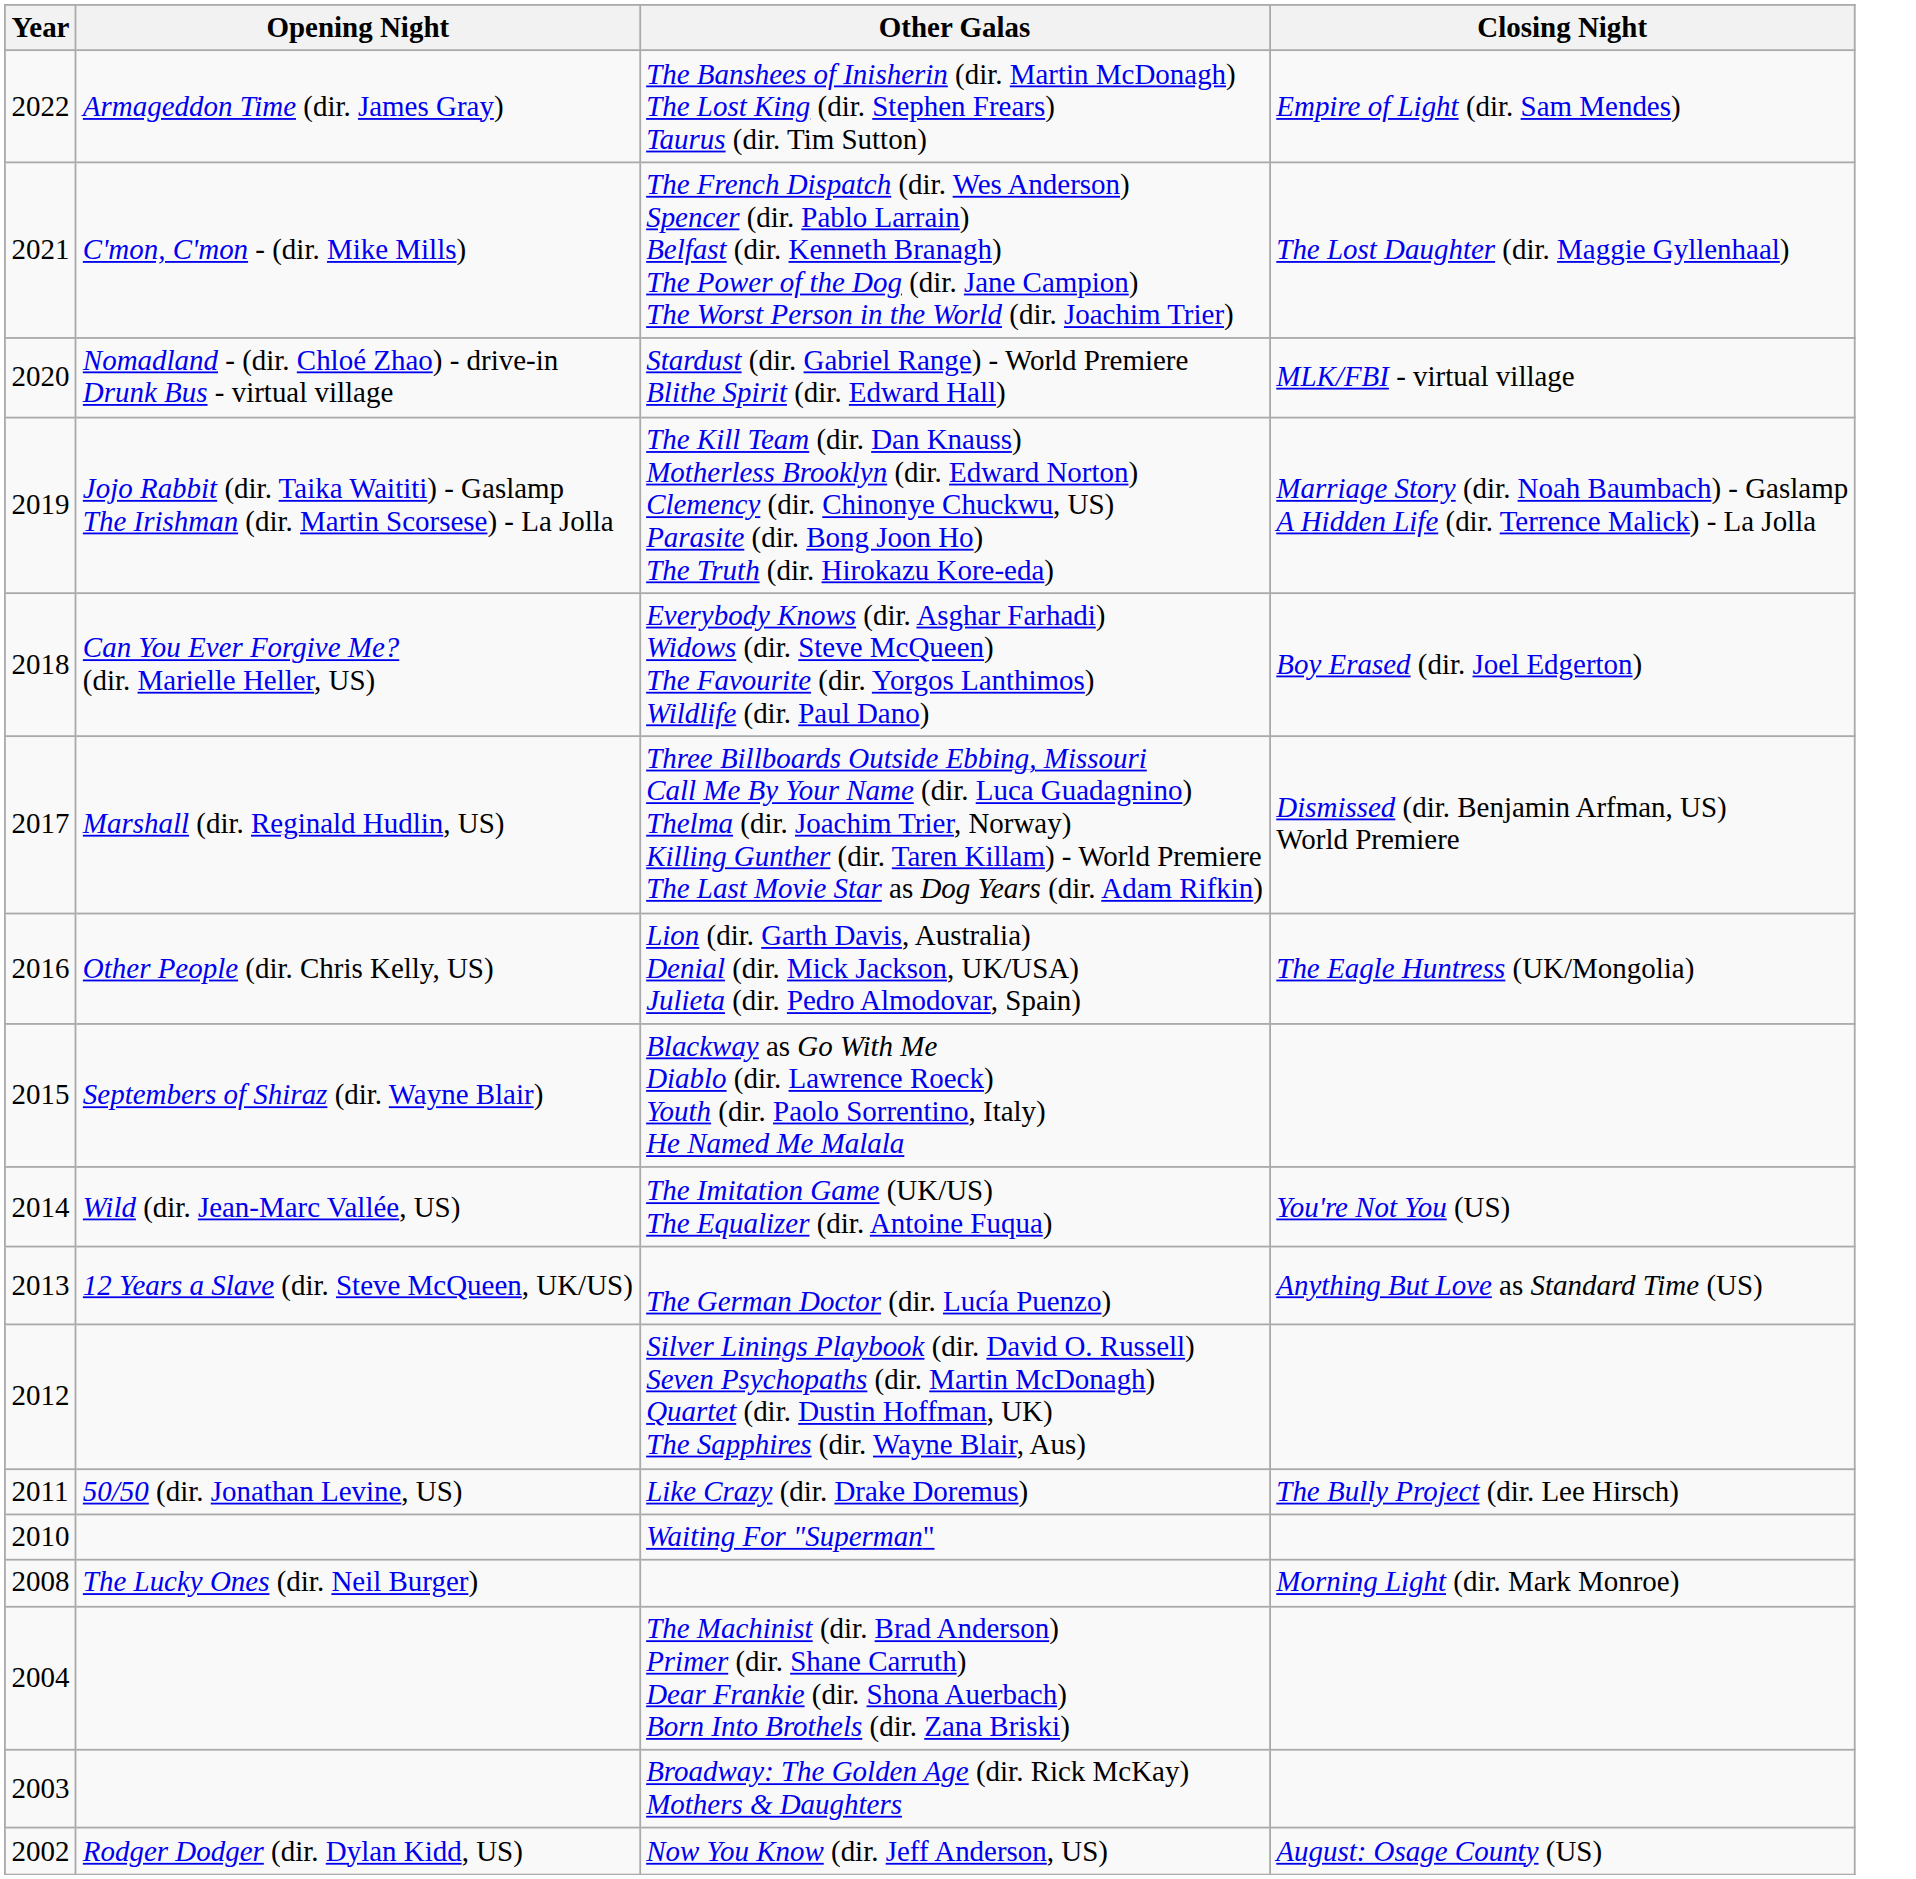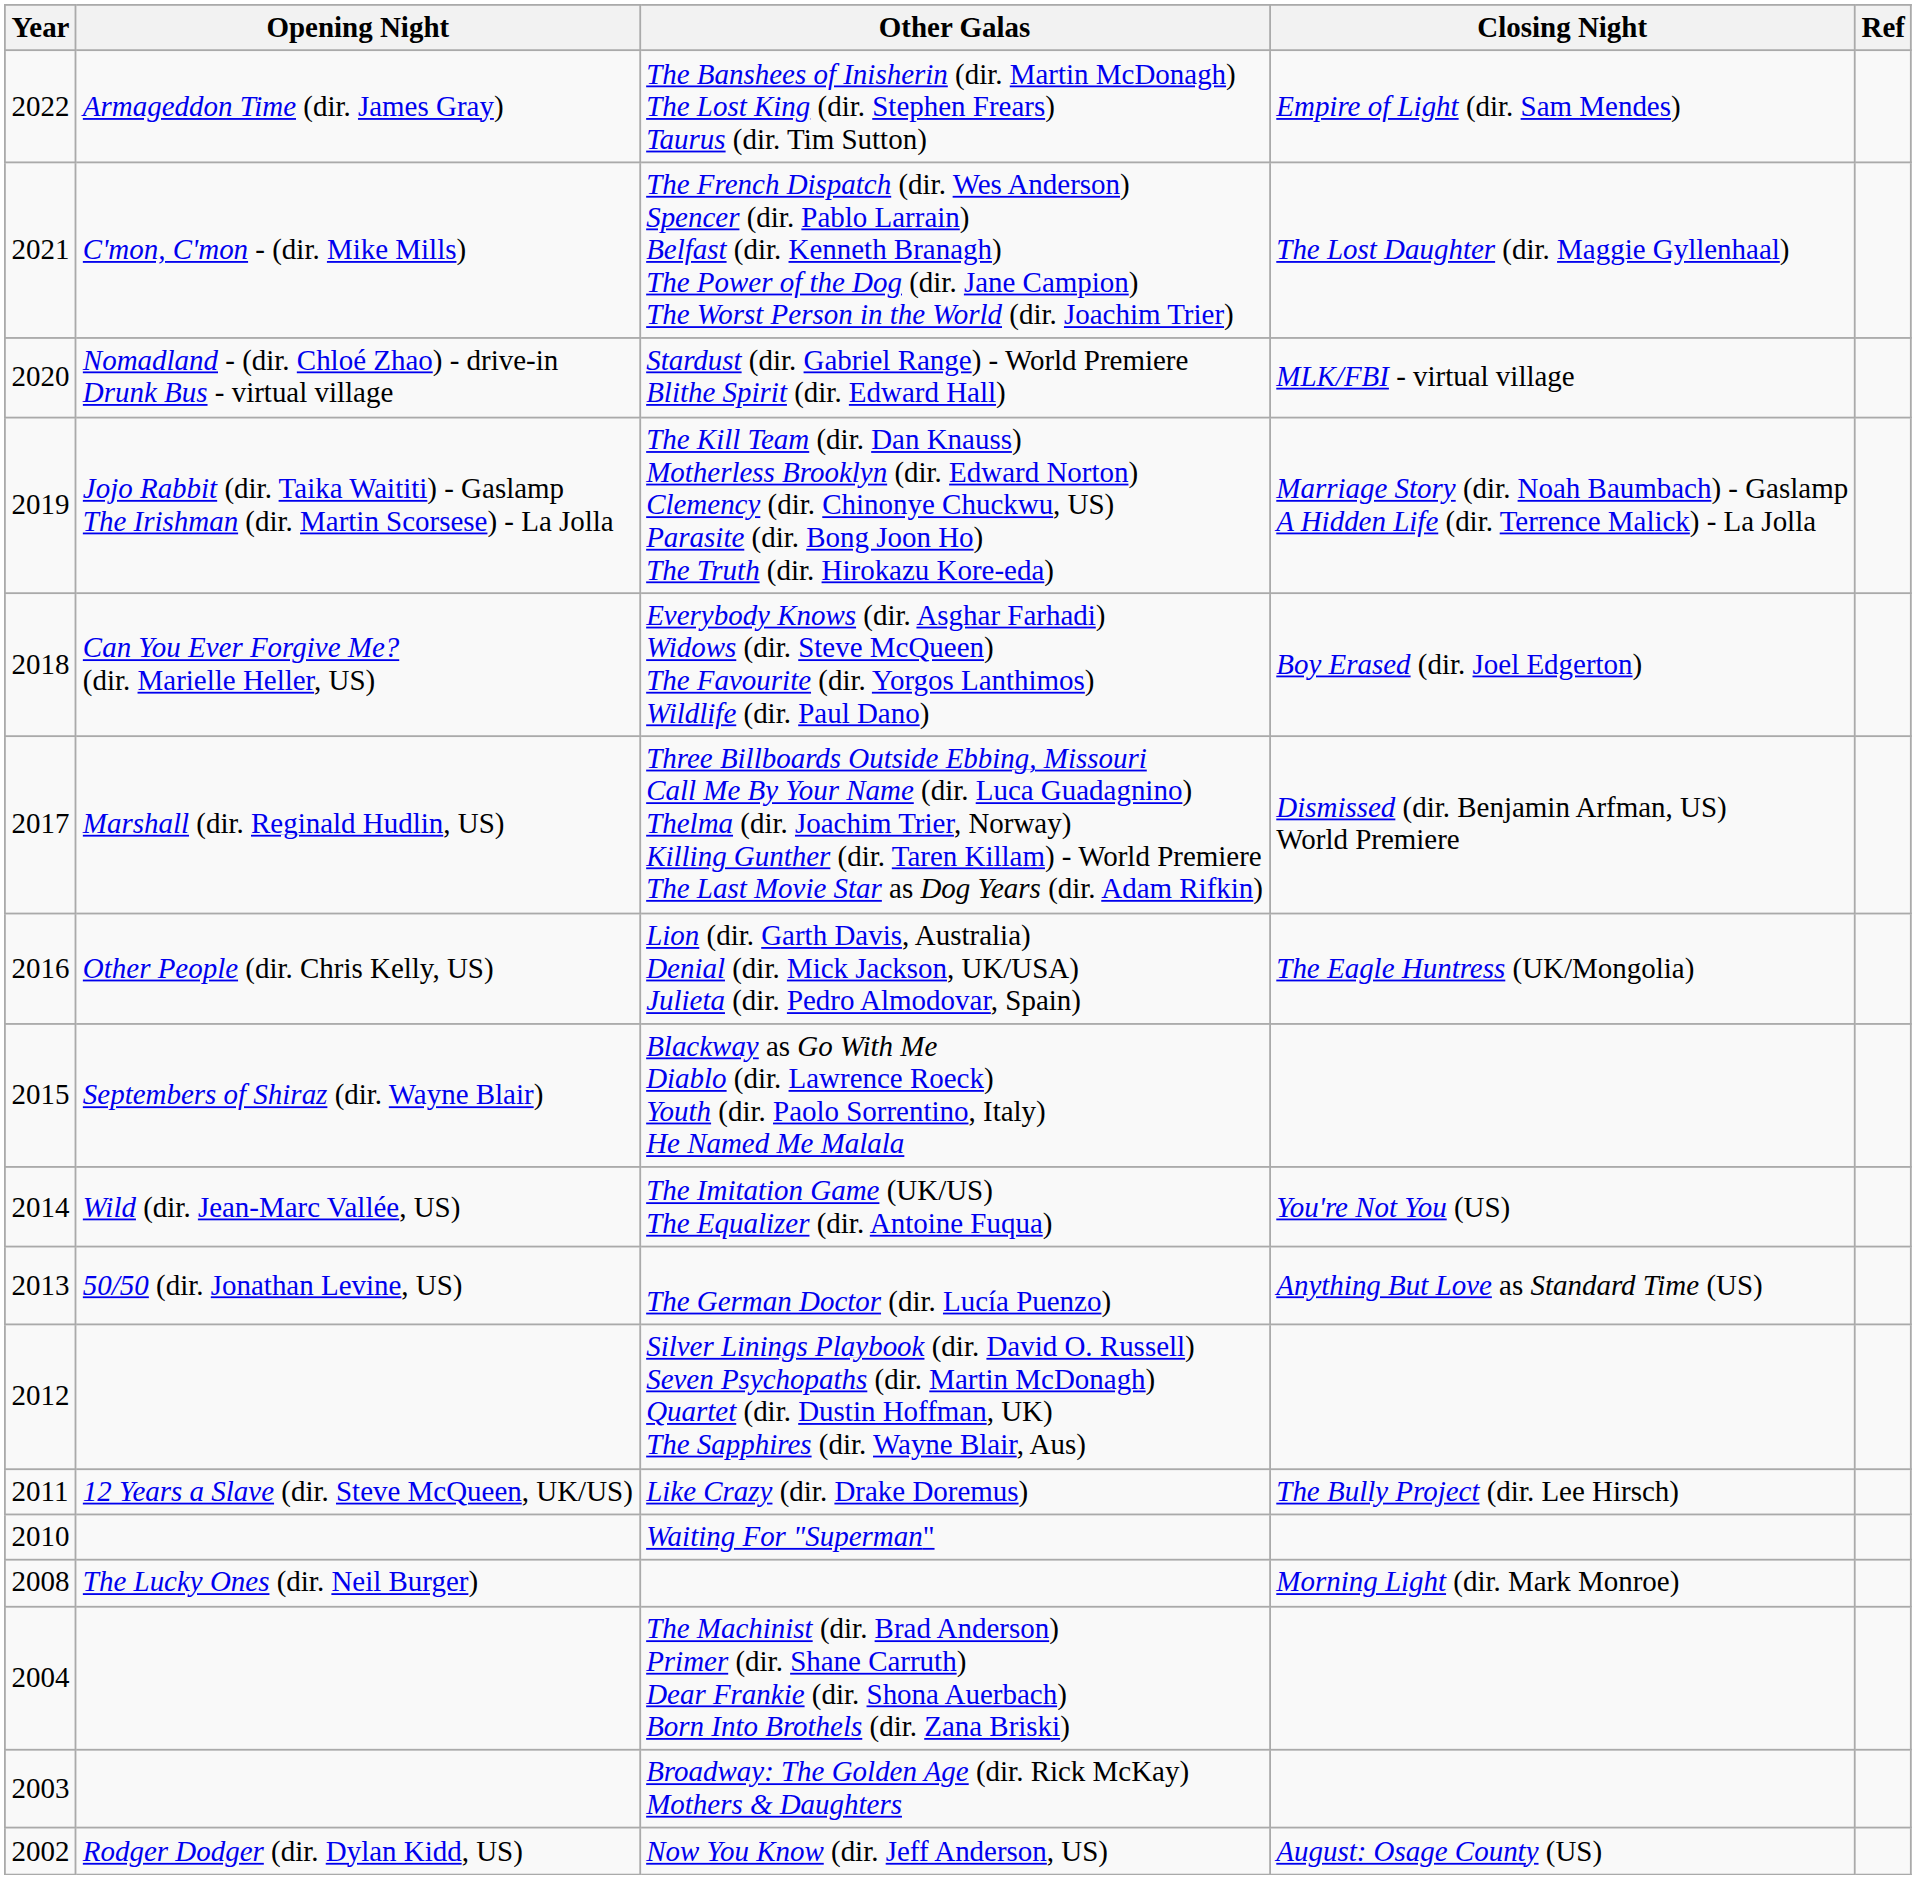+ column: (1883, 27)
(358, 1284) 12 Years a Slave (dir. Steve McQueen, UK/US) -> (273, 1284) 50/50 (dir. Jonathan Levine, US)
(273, 1490) 50/50 (dir. Jonathan Levine, US) -> (358, 1490) 12 Years a Slave (dir. Steve McQueen, UK/US)
